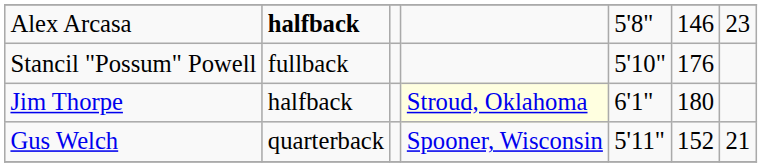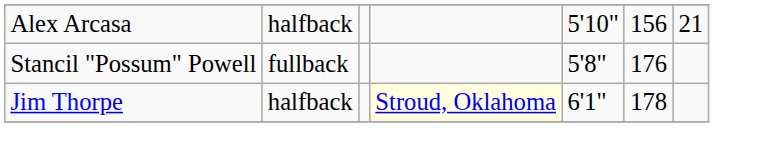(314, 24) bold -> (310, 24) normal
(634, 24) 5'8" -> (593, 24) 5'10"
(696, 24) 146 -> (649, 24) 156
(738, 24) 23 -> (691, 24) 21
(640, 63) 5'10" -> (587, 63) 5'8"
(696, 102) 180 -> (649, 102) 178
- row: (64, 141)
